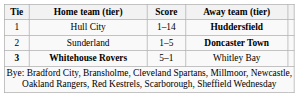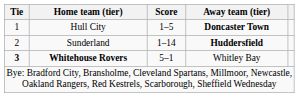(166, 27) 1–14 -> (166, 27) 1–5
(237, 27) Huddersfield -> (237, 27) Doncaster Town
(166, 42) 1–5 -> (166, 42) 1–14
(237, 42) Doncaster Town -> (237, 42) Huddersfield
